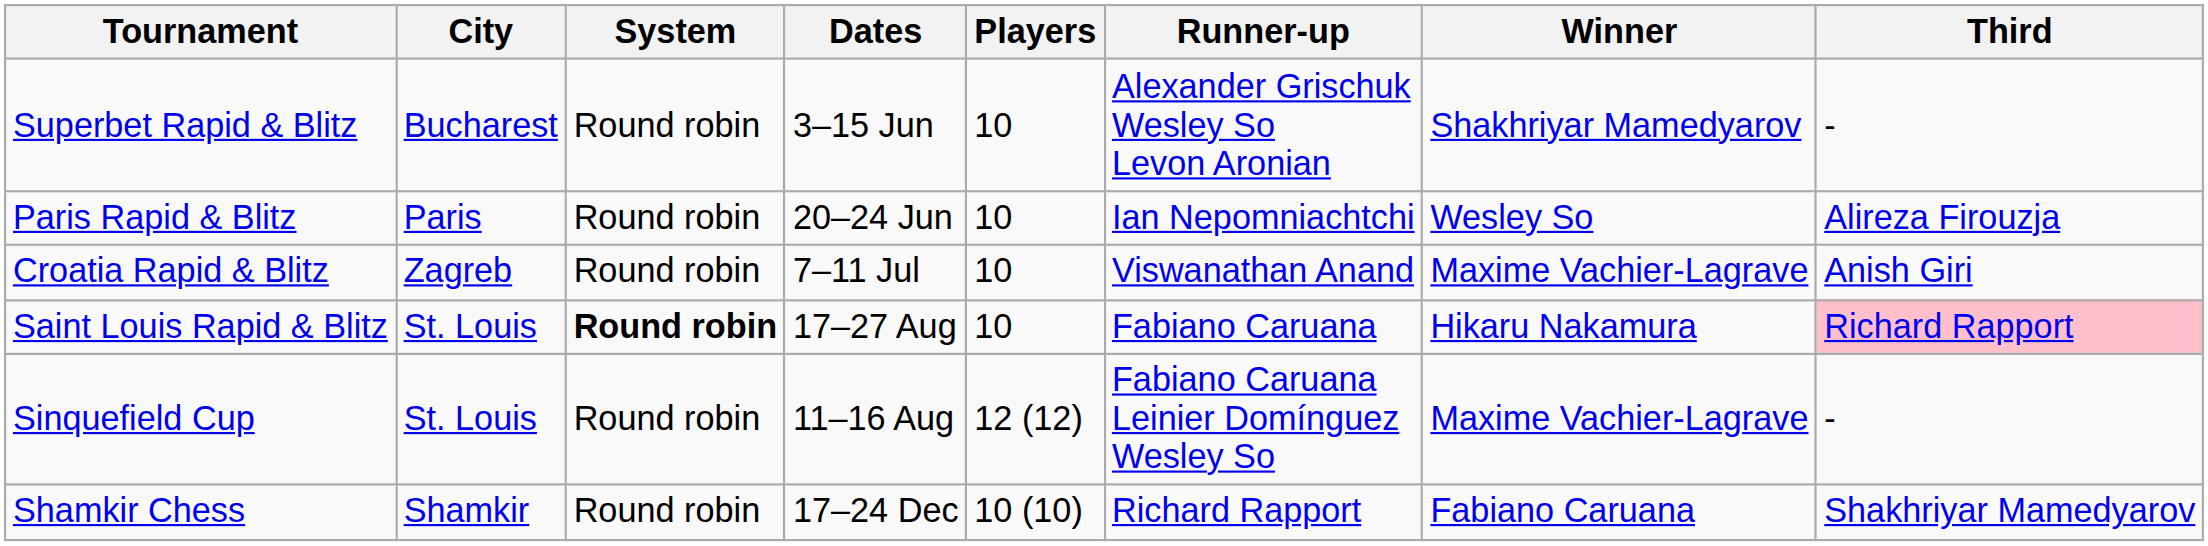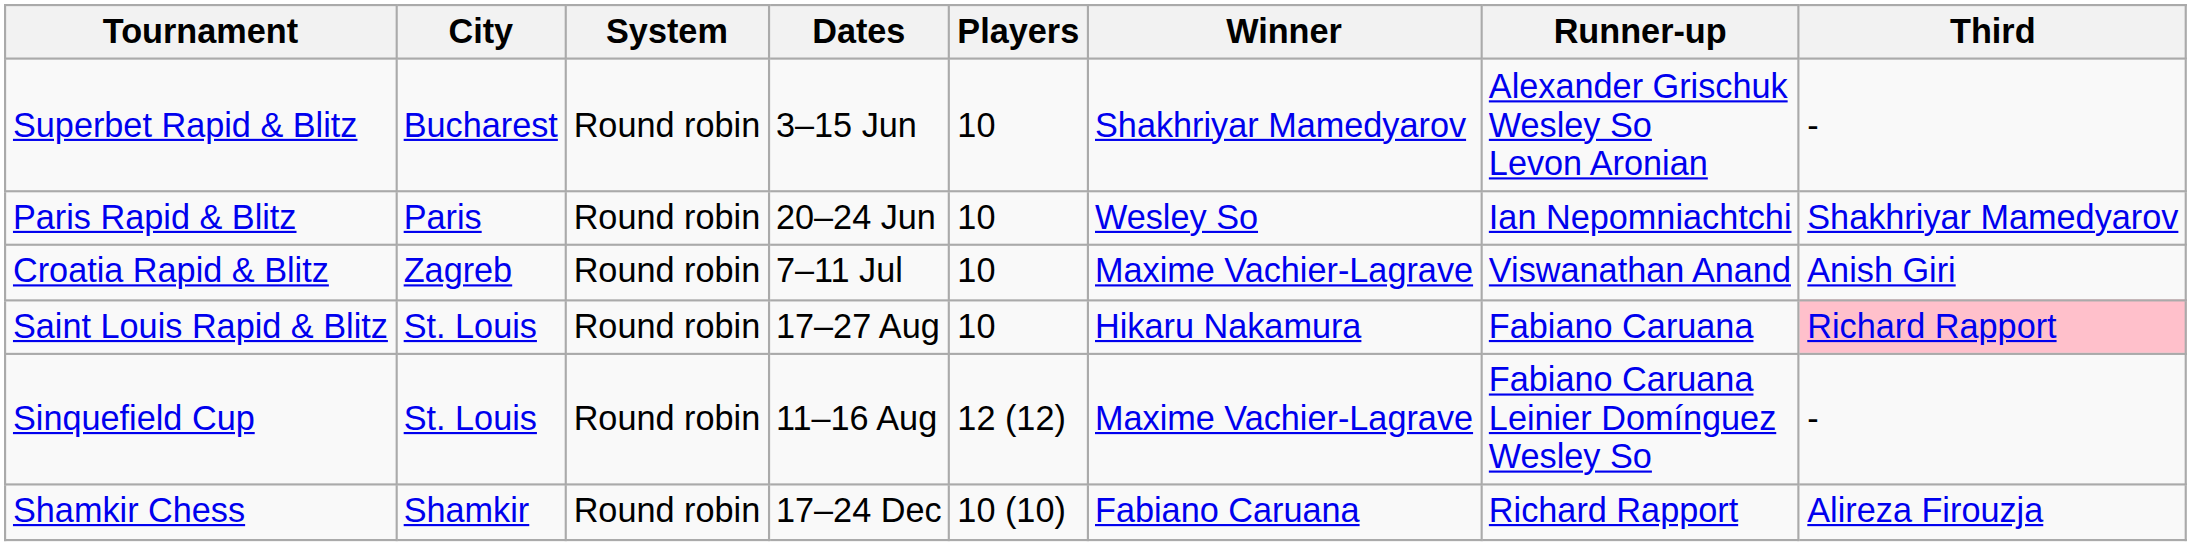columns swapped: (1619, 31) <-> (1263, 31)
(1942, 217) Alireza Firouzja -> (1993, 217) Shakhriyar Mamedyarov
(675, 325) bold -> (667, 325) normal
(2010, 511) Shakhriyar Mamedyarov -> (1925, 511) Alireza Firouzja
